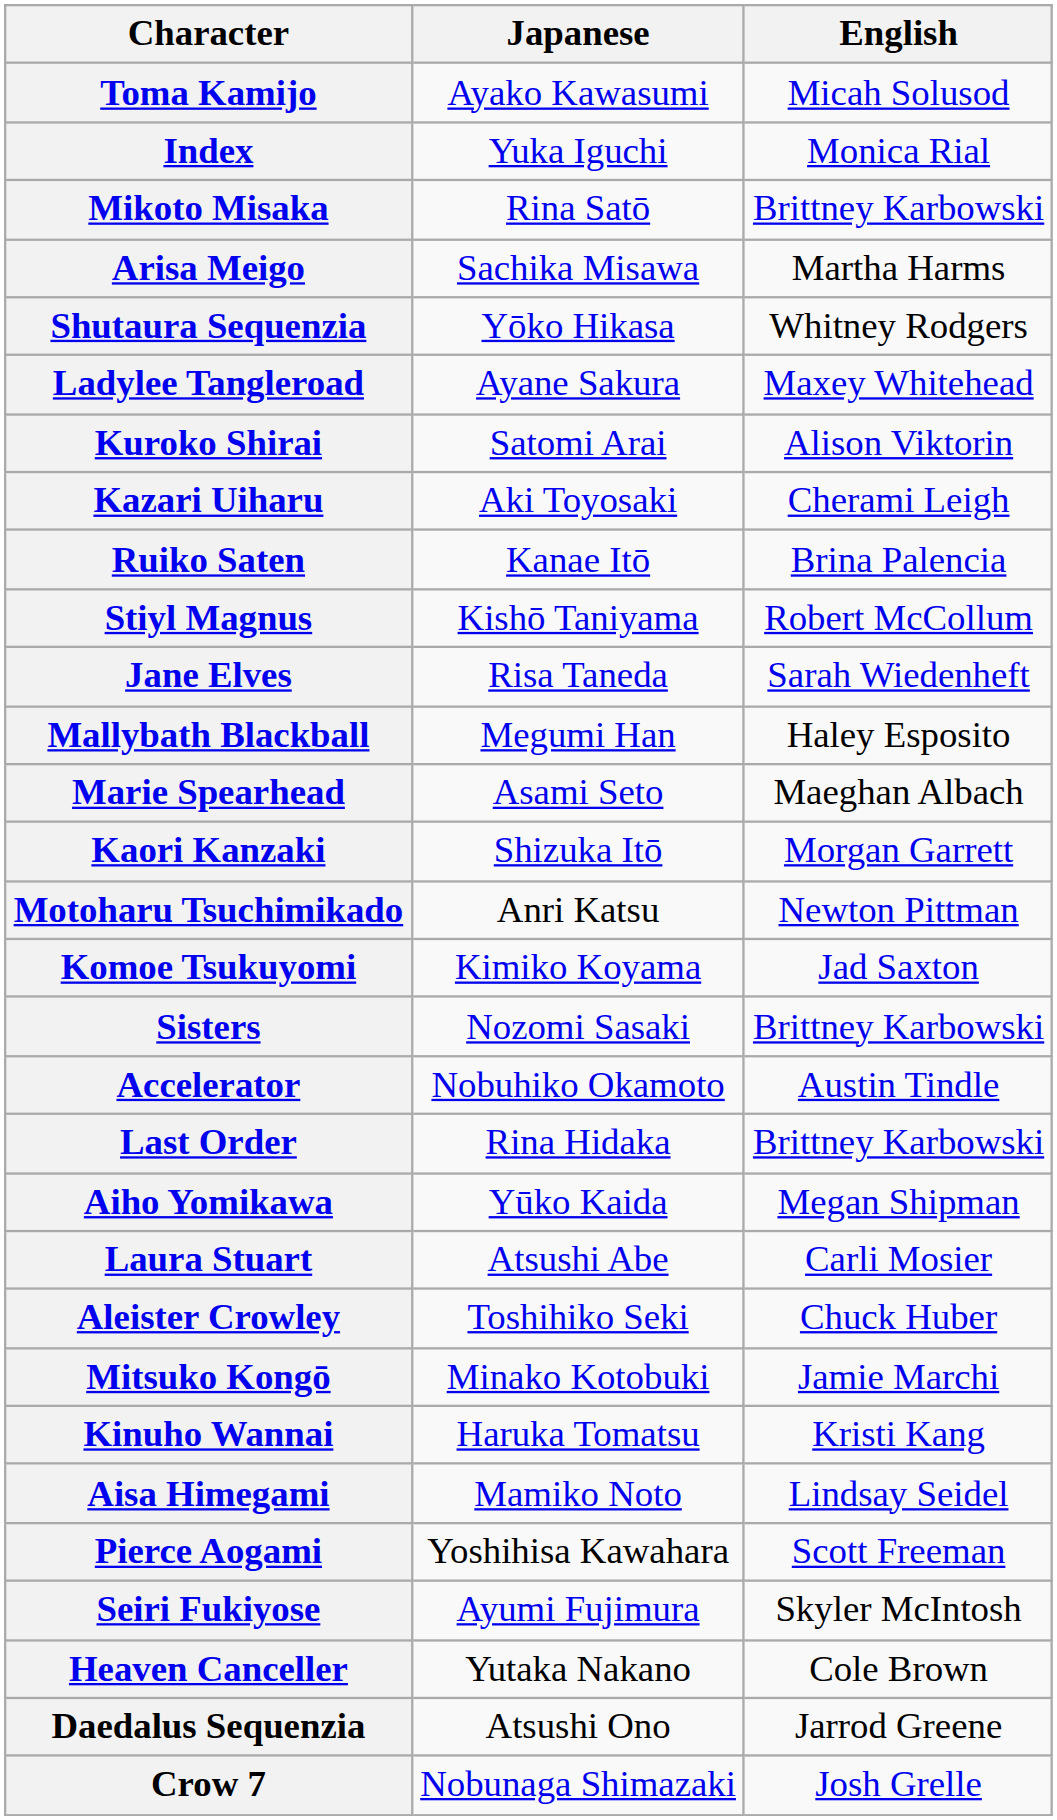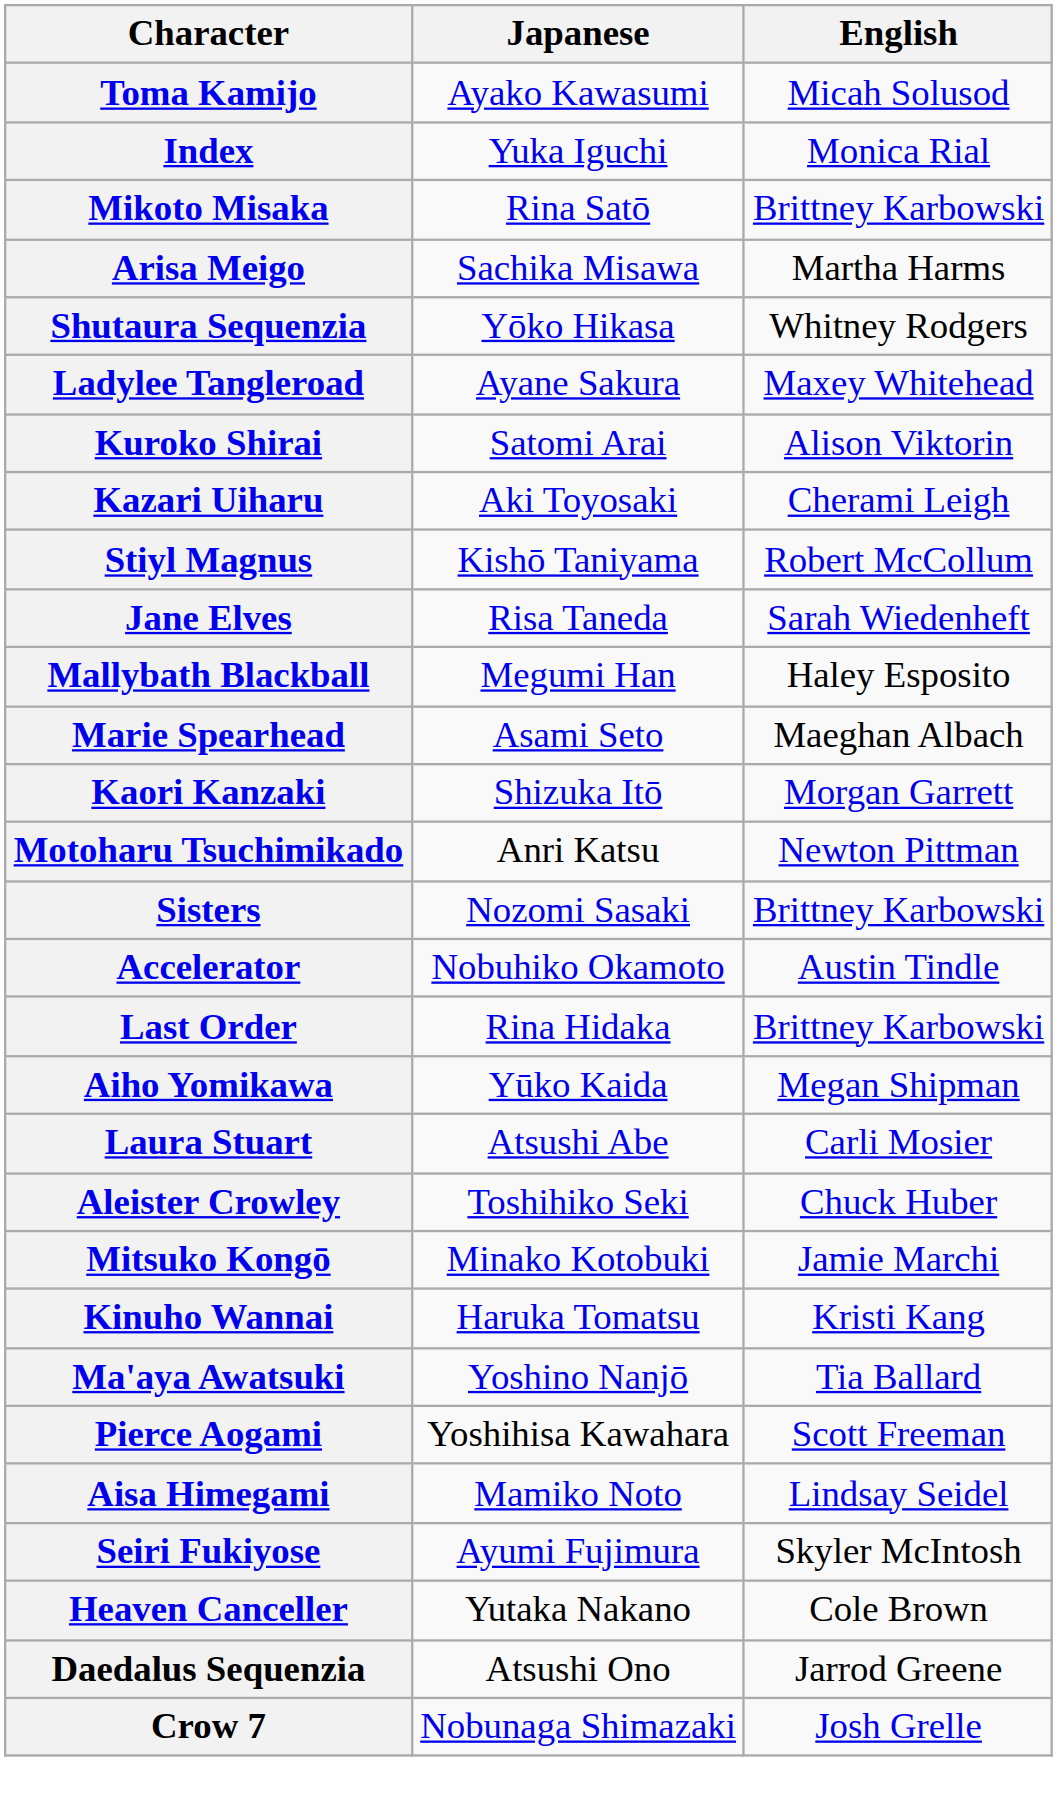- row: (208, 558)
- row: (208, 967)
+ row: (208, 1376)
rows swapped: (208, 1551) <-> (208, 1492)
